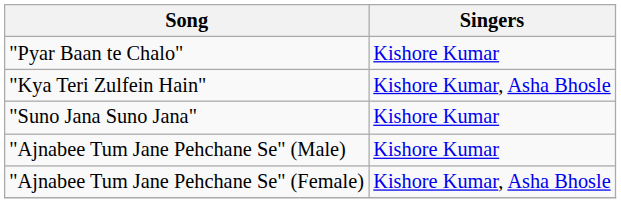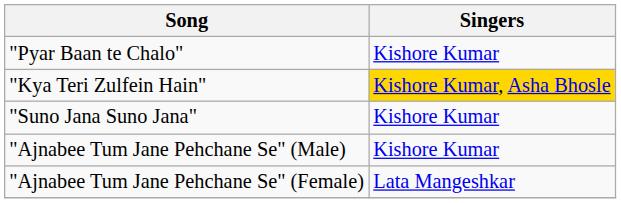(492, 85) no background -> (492, 85) gold background
(492, 181) Kishore Kumar, Asha Bhosle -> (444, 181) Lata Mangeshkar
